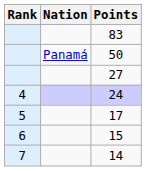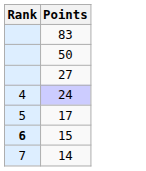- column: (65, 15)
(22, 135) normal -> (22, 135) bold
